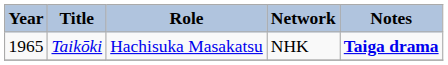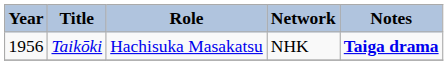(26, 45) 1965 -> (26, 45) 1956
